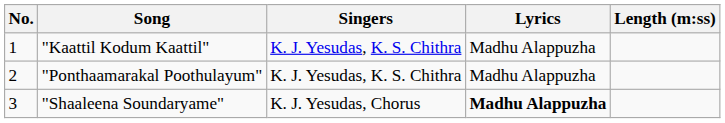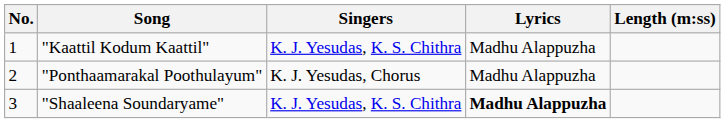(366, 75) K. J. Yesudas, K. S. Chithra -> (345, 75) K. J. Yesudas, Chorus
(345, 103) K. J. Yesudas, Chorus -> (366, 103) K. J. Yesudas, K. S. Chithra
